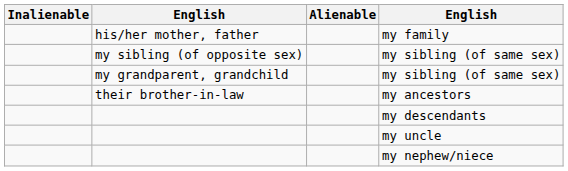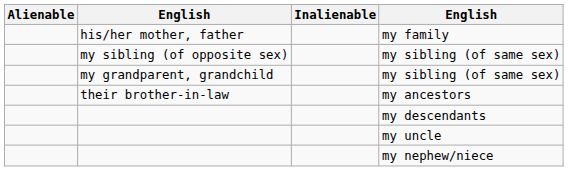columns swapped: (48, 15) <-> (343, 15)
